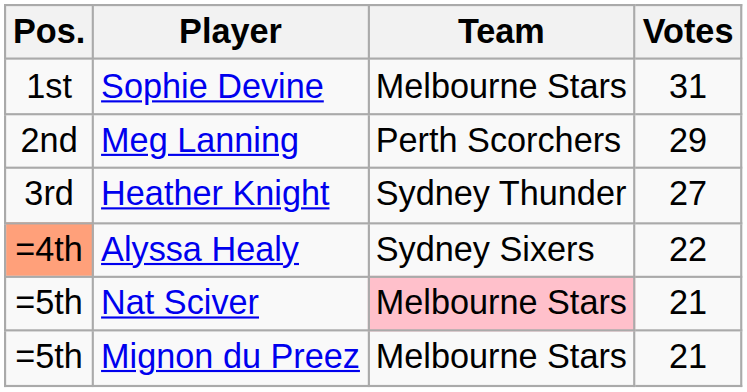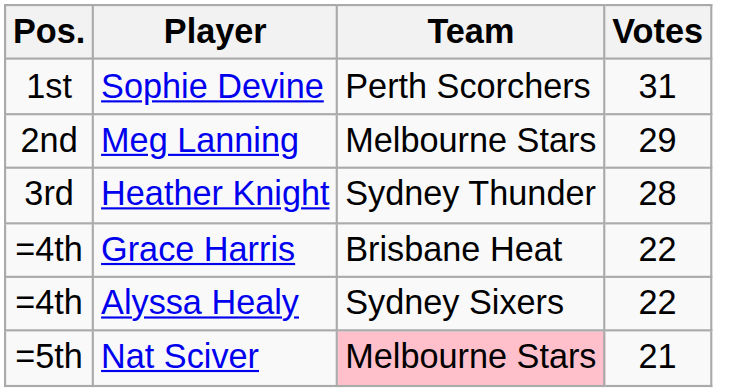(501, 85) Melbourne Stars -> (468, 85) Perth Scorchers
(498, 140) Perth Scorchers -> (471, 140) Melbourne Stars
(688, 194) 27 -> (658, 194) 28
+ row: (198, 248)
(49, 248) lightsalmon background -> (49, 303) no background
- row: (231, 357)
